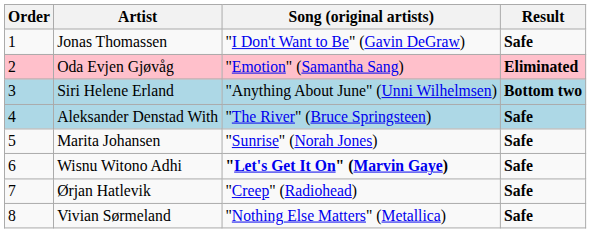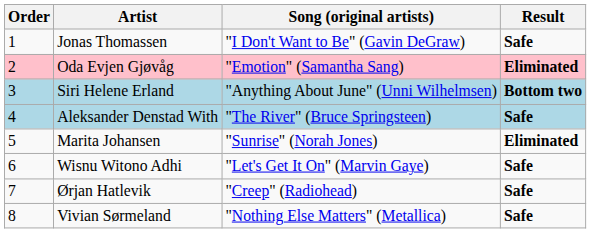(518, 141) Safe -> (541, 141) Eliminated
(337, 166) bold -> (327, 166) normal
